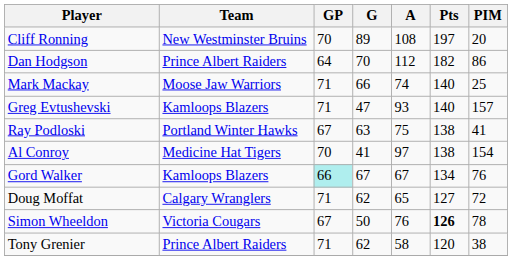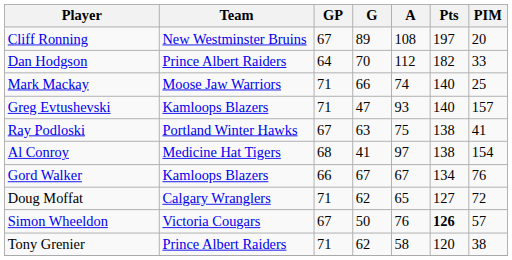(324, 38) 70 -> (324, 38) 67
(479, 61) 86 -> (479, 61) 33
(324, 152) 70 -> (324, 152) 68
(324, 175) paleturquoise background -> (324, 175) no background
(479, 221) 78 -> (479, 221) 57
